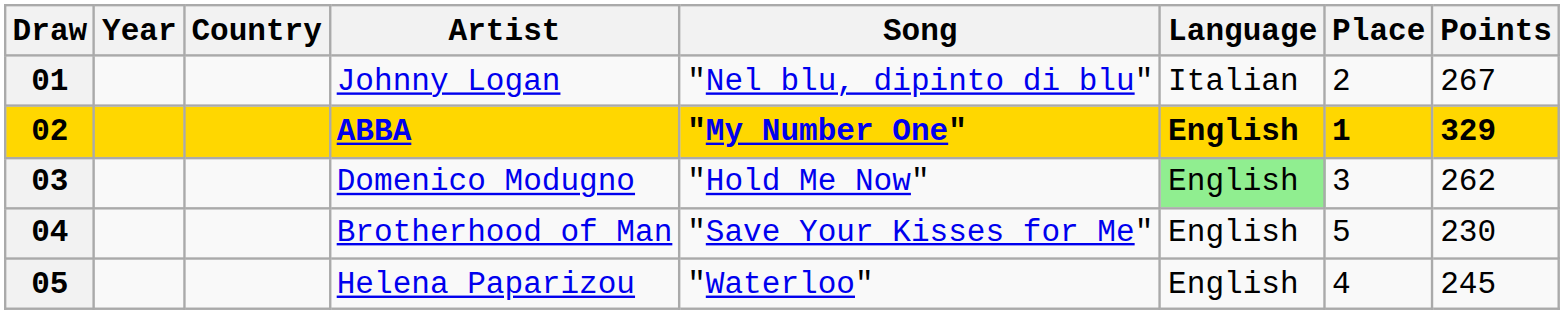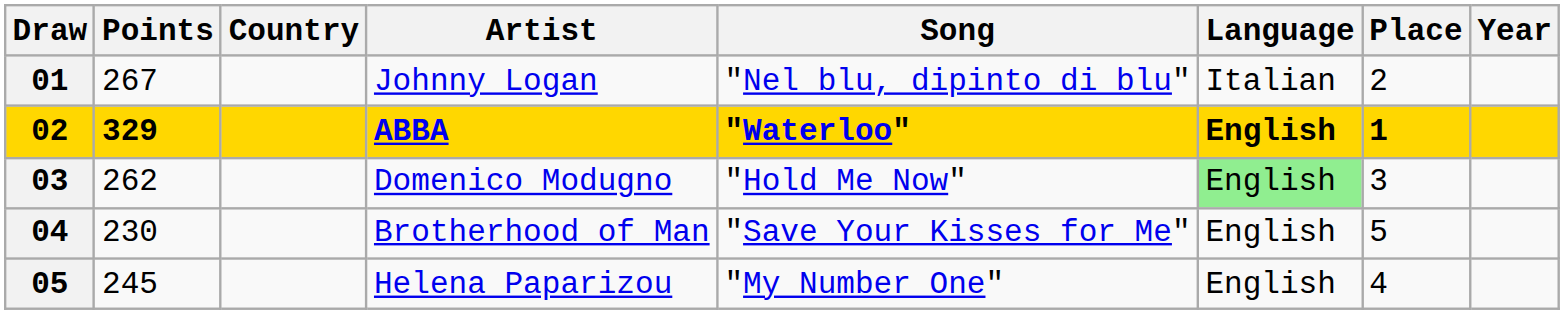columns swapped: (139, 31) <-> (1496, 31)
(827, 132) "My Number One" -> (818, 132) "Waterloo"
(780, 284) "Waterloo" -> (864, 284) "My Number One"
